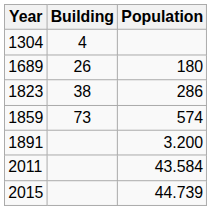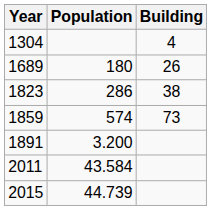columns swapped: (162, 17) <-> (82, 17)
